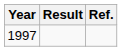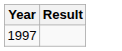- column: (101, 14)
